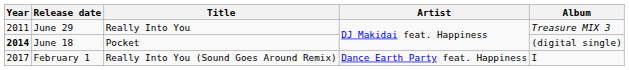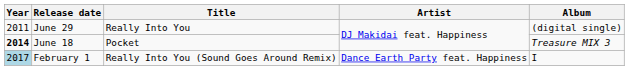(571, 27) Treasure MIX 3 -> (577, 27) (digital single)
(577, 42) (digital single) -> (571, 42) Treasure MIX 3
(18, 58) no background -> (18, 58) lightblue background
